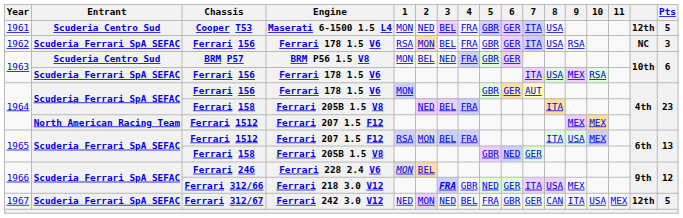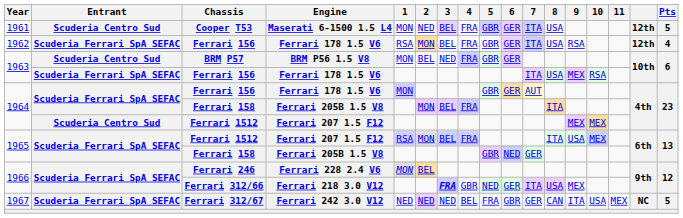(643, 43) NC -> (643, 43) 12th
(668, 43) 3 -> (668, 43) 4
(426, 106) NED -> (426, 106) MON
(107, 122) North American Racing Team -> (107, 122) Scuderia Centro Sud
(426, 201) MON -> (426, 201) NED
(643, 201) 12th -> (643, 201) NC
